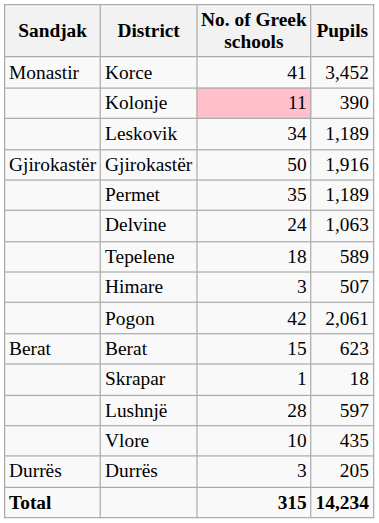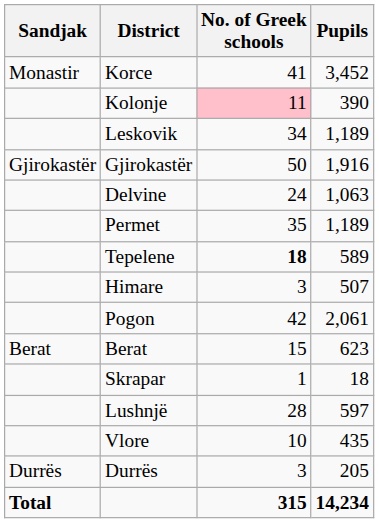rows swapped: (136, 225) <-> (133, 195)
(297, 256) normal -> (297, 256) bold
